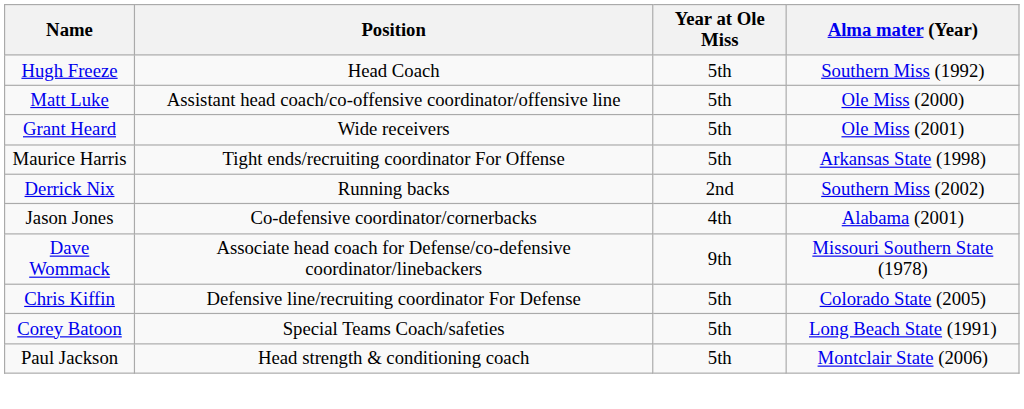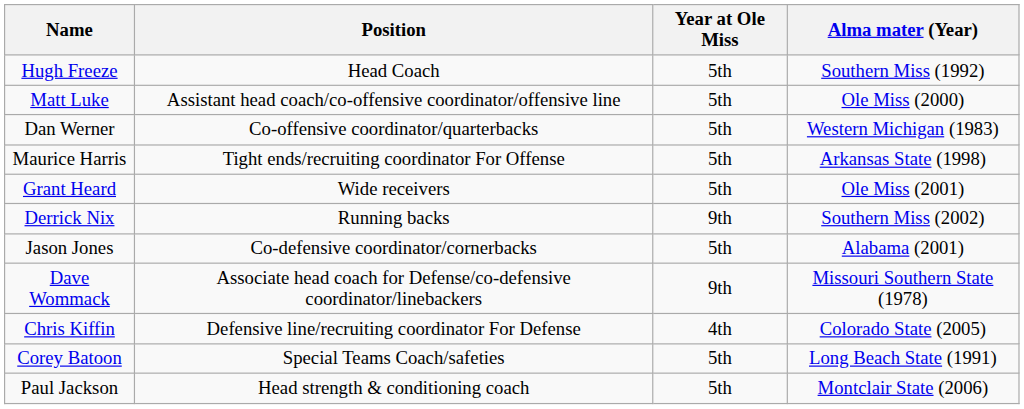+ row: (69, 129)
rows swapped: (70, 159) <-> (70, 129)
(720, 188) 2nd -> (720, 218) 9th
(720, 218) 4th -> (720, 248) 5th
(720, 298) 5th -> (720, 328) 4th
